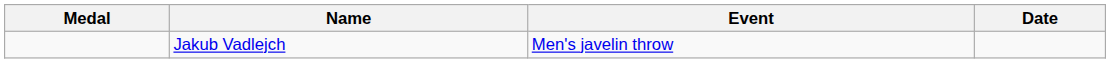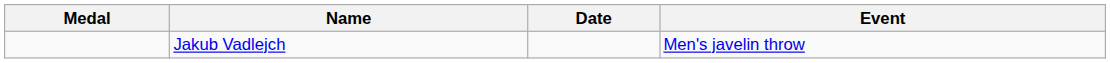columns swapped: (751, 18) <-> (1040, 18)
